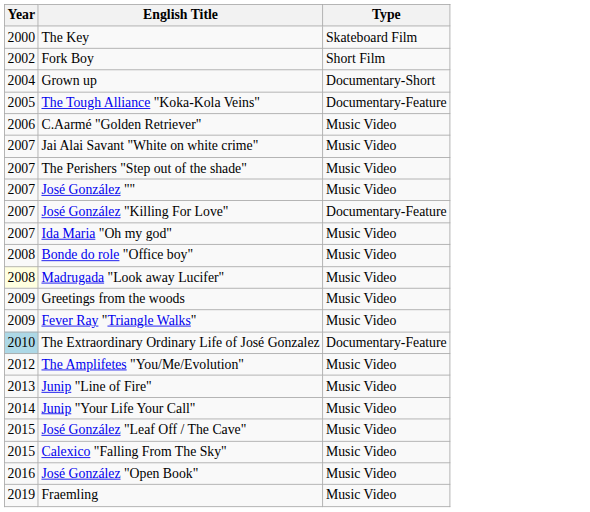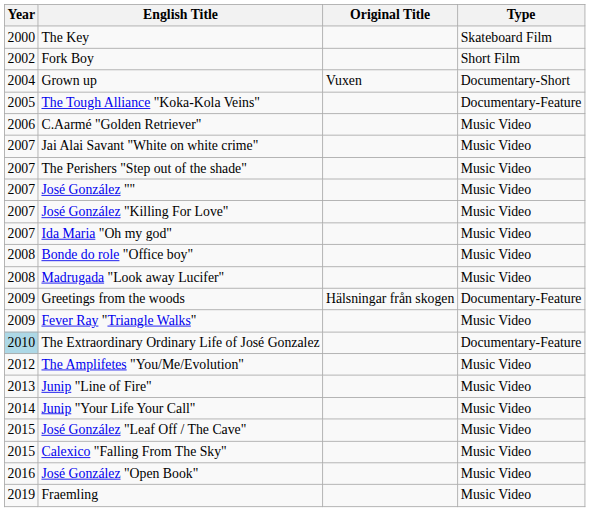+ column: (390, 15)
(386, 211) Documentary-Feature -> (496, 211) Music Video
(21, 277) lightyellow background -> (21, 277) no background
(361, 299) Music Video -> (521, 299) Documentary-Feature
